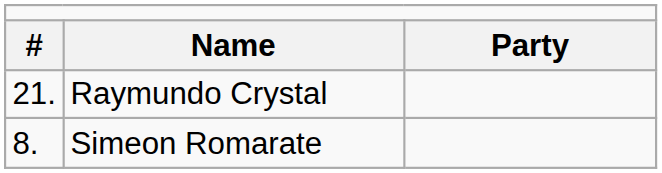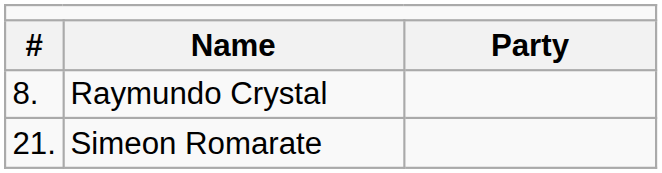(34, 94) 21. -> (25, 94) 8.
(25, 144) 8. -> (34, 144) 21.
